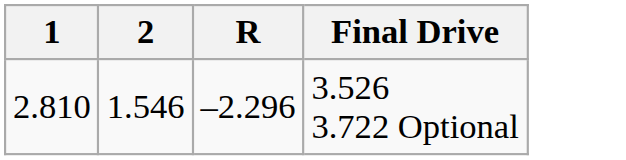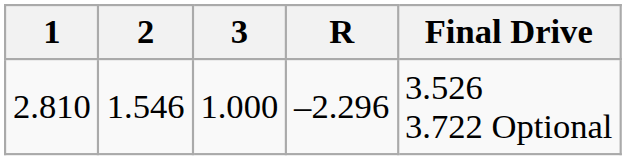+ column: (239, 31)
